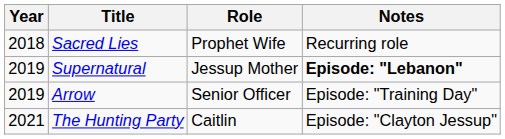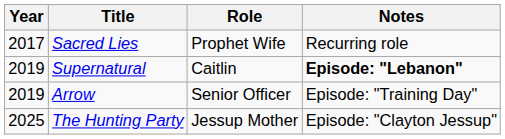(26, 43) 2018 -> (26, 43) 2017
(245, 69) Jessup Mother -> (214, 69) Caitlin
(26, 120) 2021 -> (26, 120) 2025
(214, 120) Caitlin -> (245, 120) Jessup Mother
